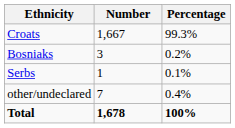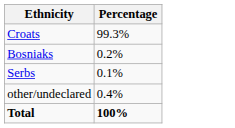- column: (128, 14)
